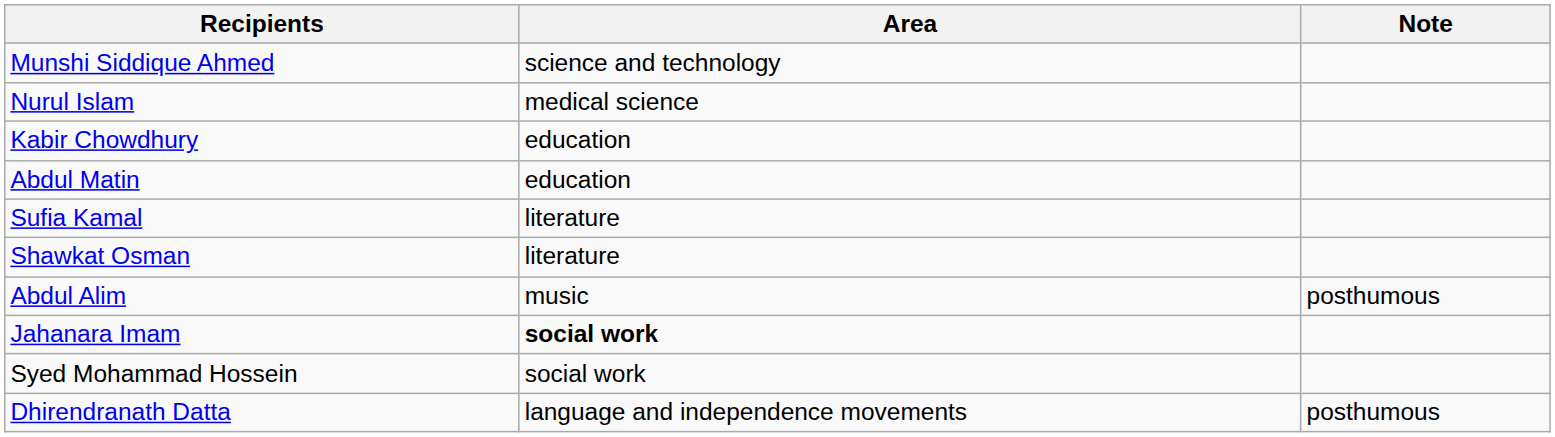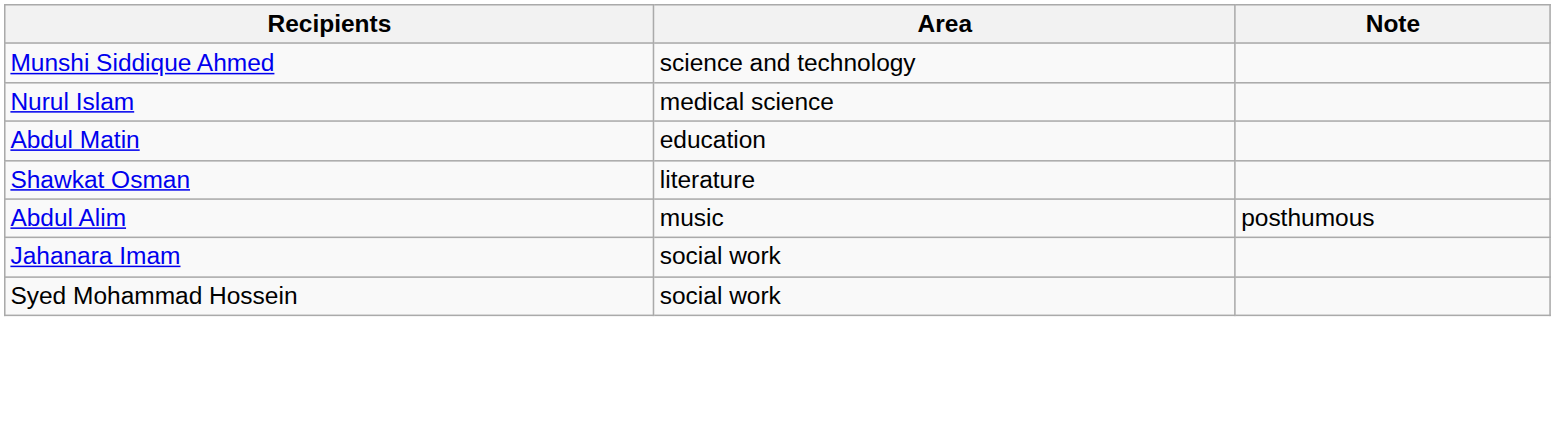- row: (104, 140)
- row: (76, 218)
(591, 334) bold -> (720, 256) normal
- row: (121, 412)
